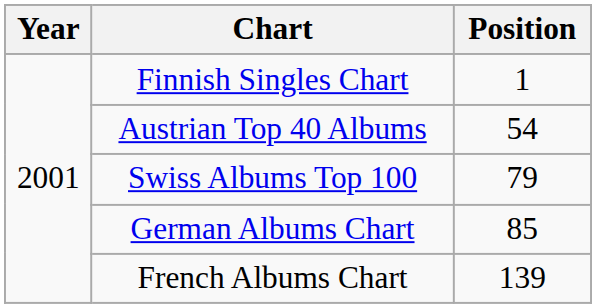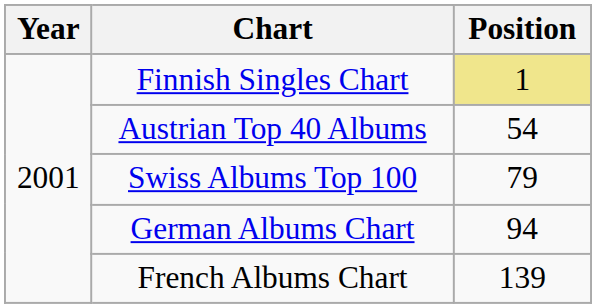(522, 79) no background -> (522, 79) khaki background
(522, 228) 85 -> (522, 228) 94
